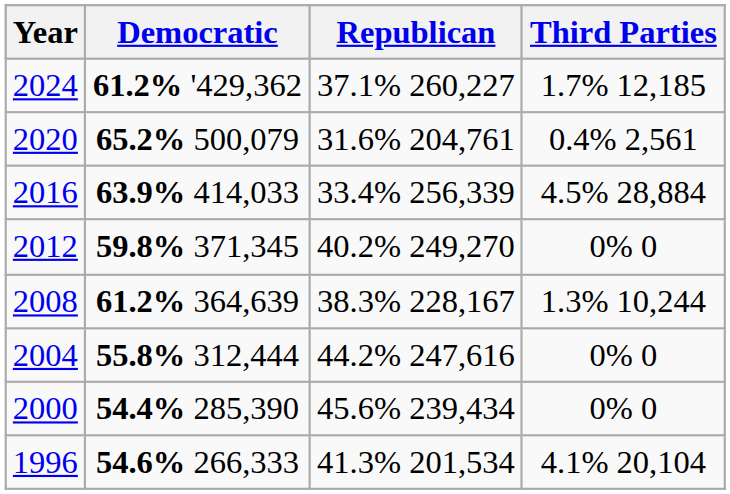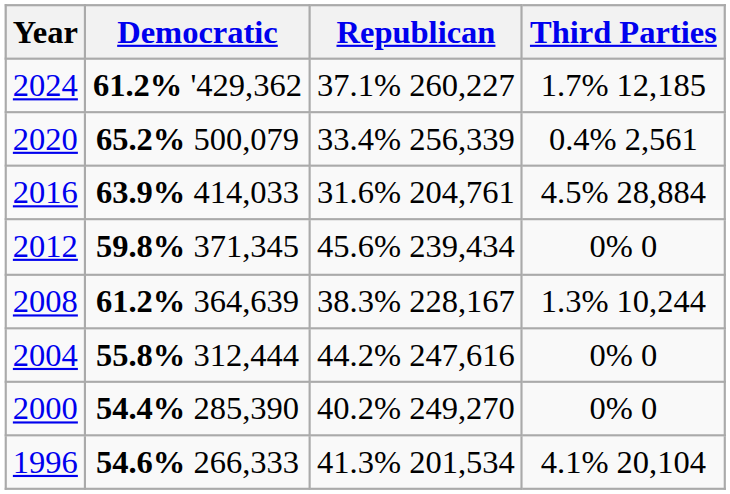(416, 139) 31.6% 204,761 -> (416, 139) 33.4% 256,339
(416, 192) 33.4% 256,339 -> (416, 192) 31.6% 204,761
(416, 246) 40.2% 249,270 -> (416, 246) 45.6% 239,434
(416, 407) 45.6% 239,434 -> (416, 407) 40.2% 249,270
